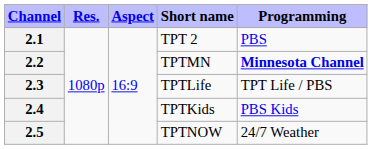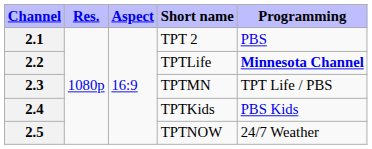(186, 62) TPTMN -> (186, 62) TPTLife
(186, 86) TPTLife -> (186, 86) TPTMN
